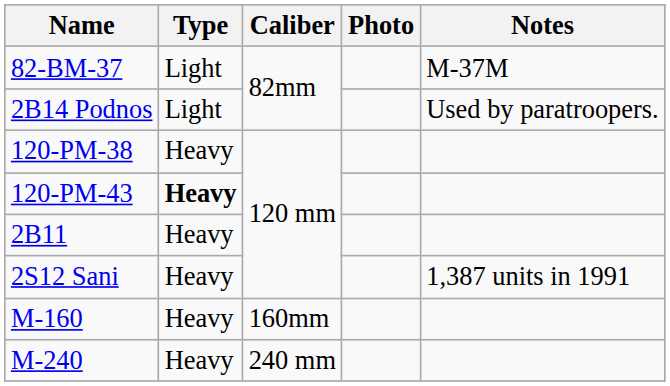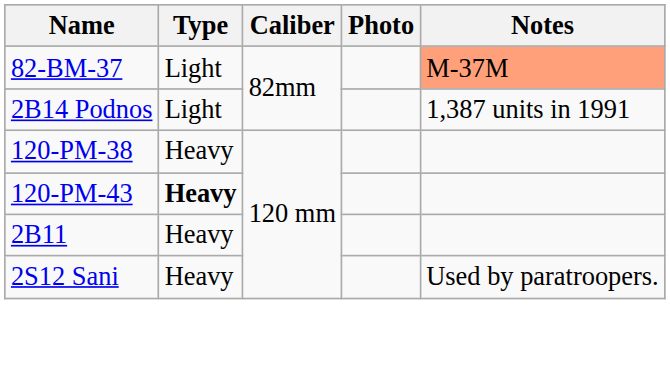(467, 67) no background -> (467, 67) lightsalmon background
(542, 109) Used by paratroopers. -> (528, 109) 1,387 units in 1991
(528, 276) 1,387 units in 1991 -> (542, 276) Used by paratroopers.
- row: (47, 318)
- row: (47, 360)
